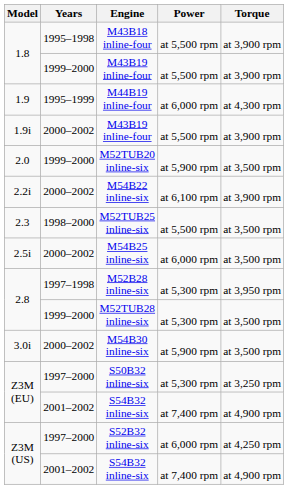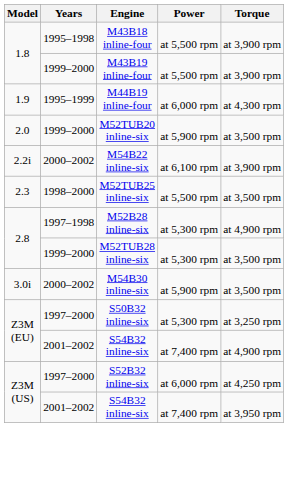- row: (22, 130)
- row: (22, 253)
(252, 290) at 3,950 rpm -> (252, 229) at 4,900 rpm
(252, 475) at 4,900 rpm -> (252, 413) at 3,950 rpm
